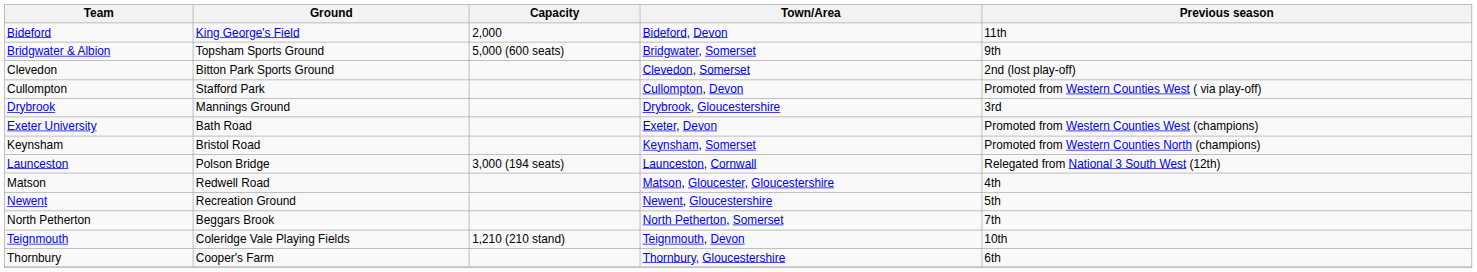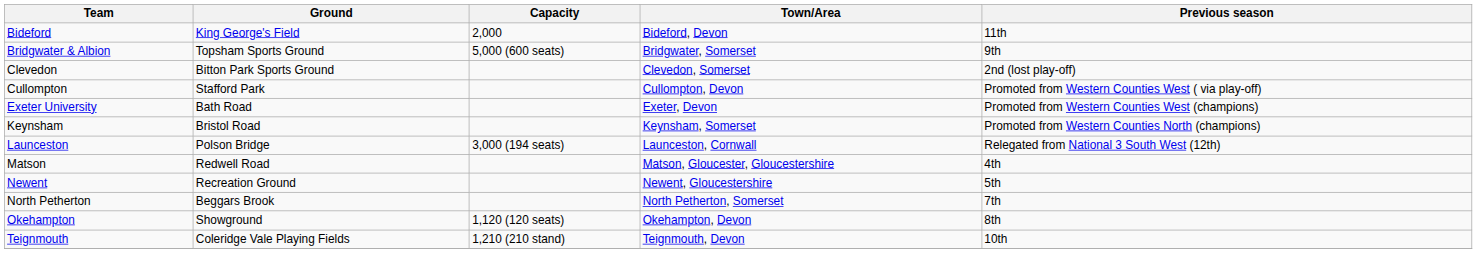- row: (31, 107)
+ row: (41, 220)
- row: (34, 257)
